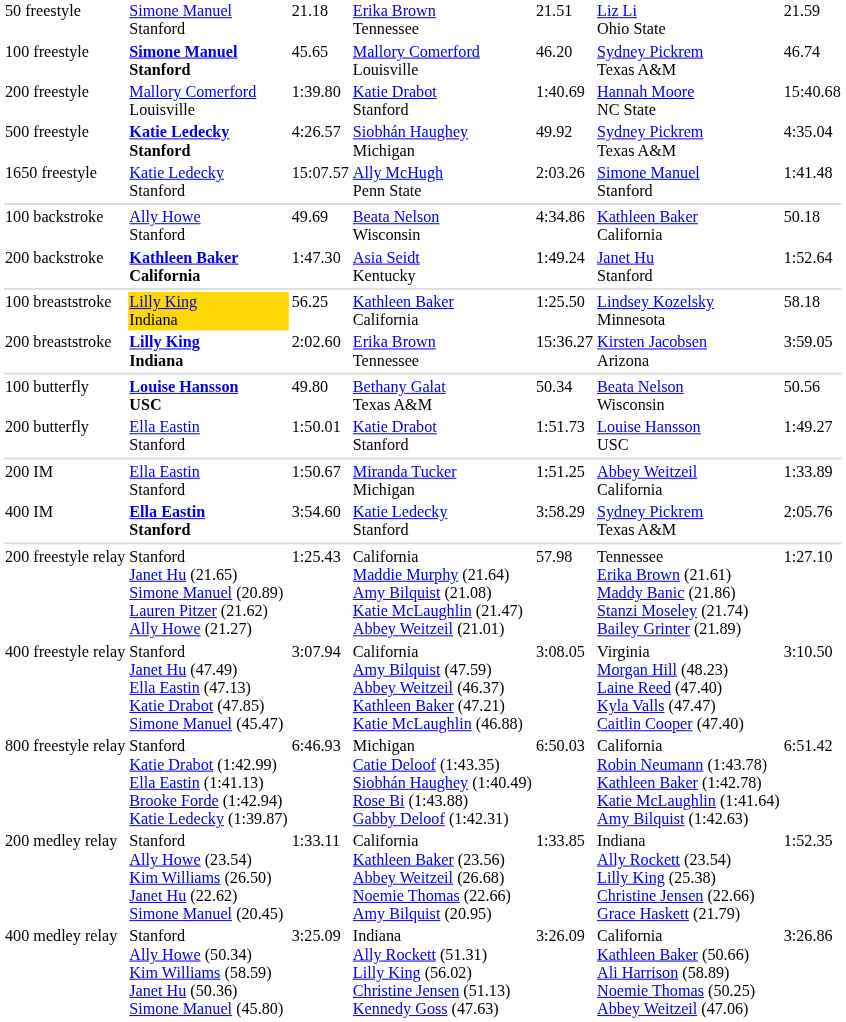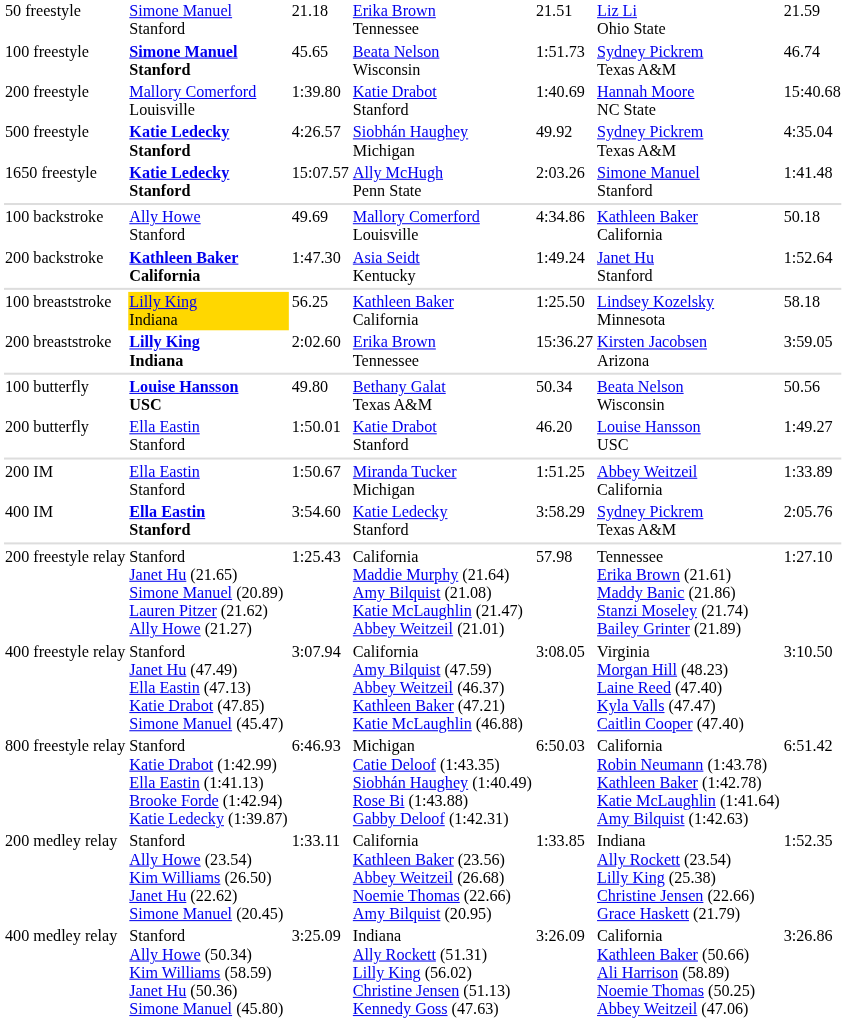(416, 60) Mallory Comerford Louisville -> (396, 60) Beata Nelson Wisconsin
(554, 51) 46.20 -> (560, 51) 1:51.73
(177, 181) normal -> (179, 181) bold
(396, 226) Beata Nelson Wisconsin -> (416, 226) Mallory Comerford Louisville
(560, 427) 1:51.73 -> (554, 427) 46.20
